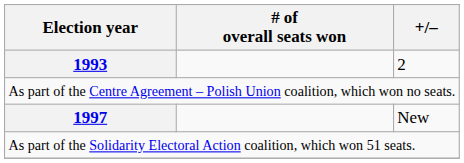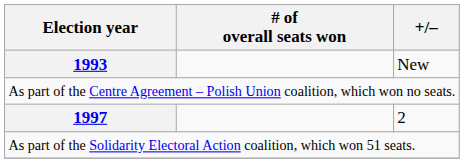(401, 63) 2 -> (413, 63) New
(413, 117) New -> (401, 117) 2
